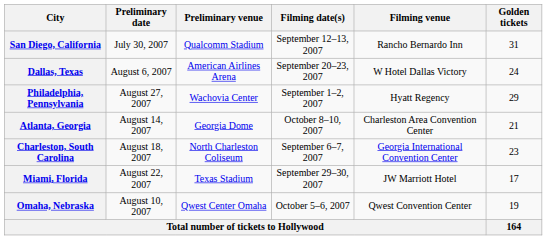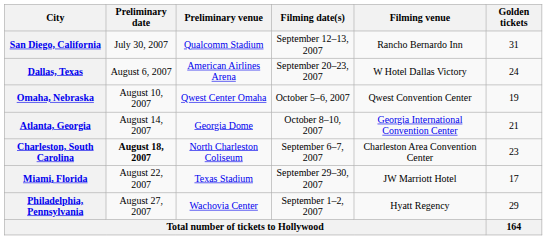rows swapped: (55, 206) <-> (55, 98)
(420, 125) Charleston Area Convention Center -> (420, 125) Georgia International Convention Center
(141, 152) normal -> (141, 152) bold
(420, 152) Georgia International Convention Center -> (420, 152) Charleston Area Convention Center
